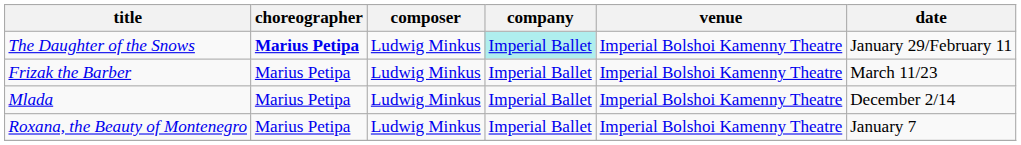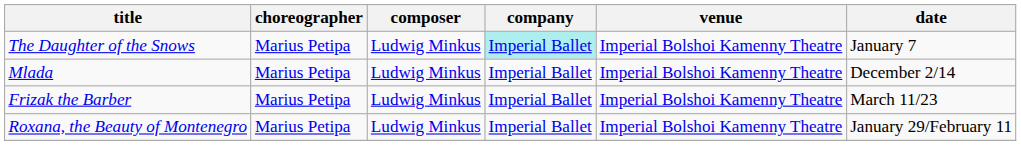(307, 45) bold -> (303, 45) normal
(931, 45) January 29/February 11 -> (883, 45) January 7
rows swapped: (70, 72) <-> (31, 99)
(883, 126) January 7 -> (931, 126) January 29/February 11
